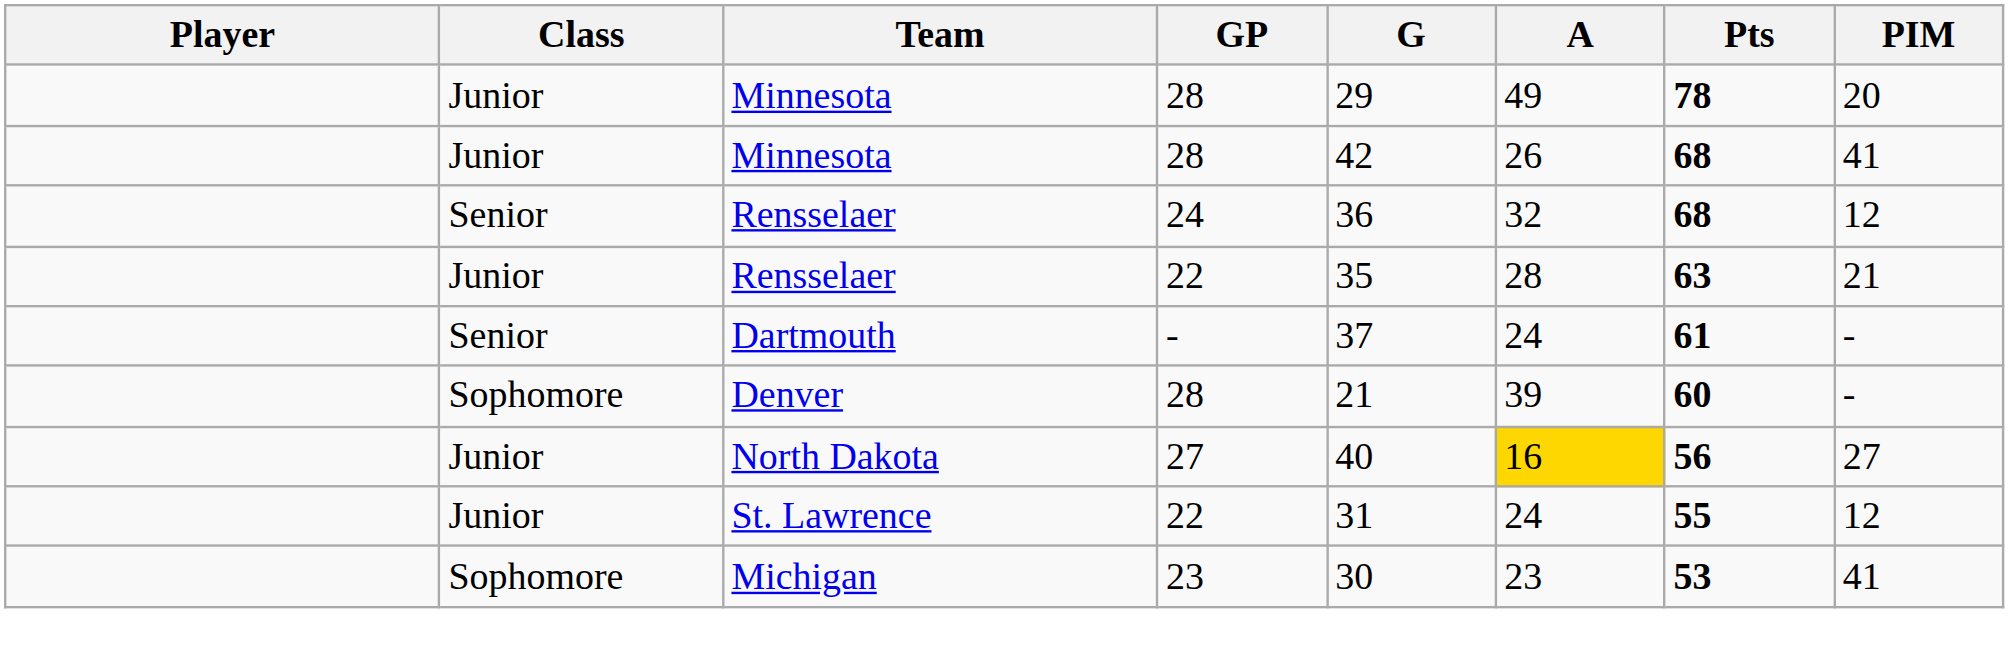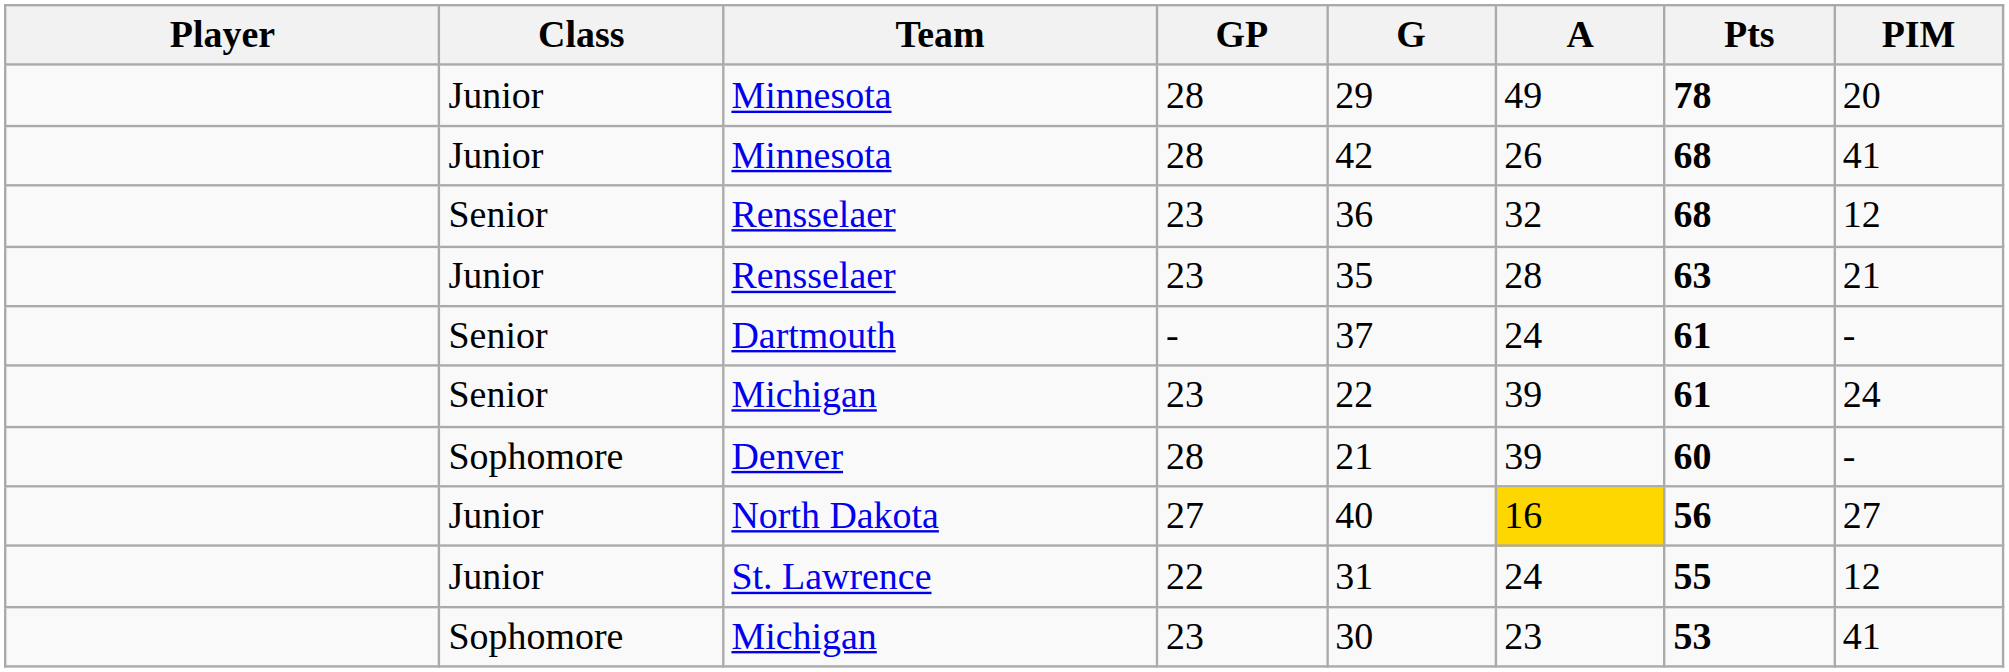(1185, 214) 24 -> (1185, 214) 23
(1185, 275) 22 -> (1185, 275) 23
+ row: (498, 395)
